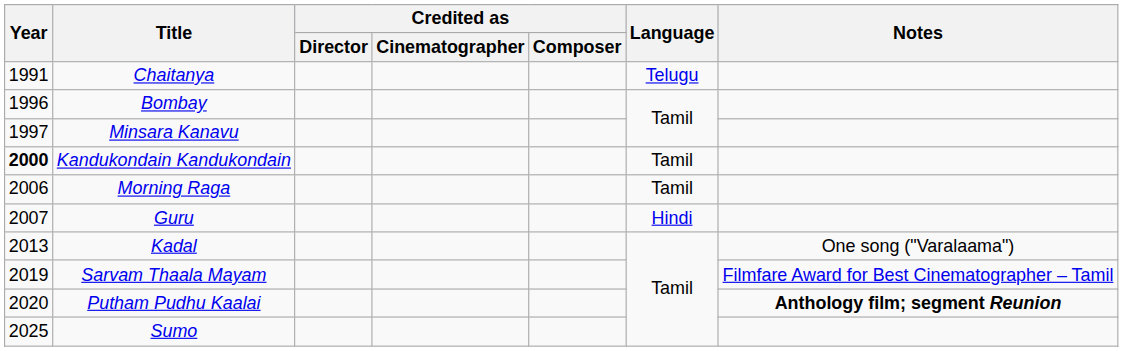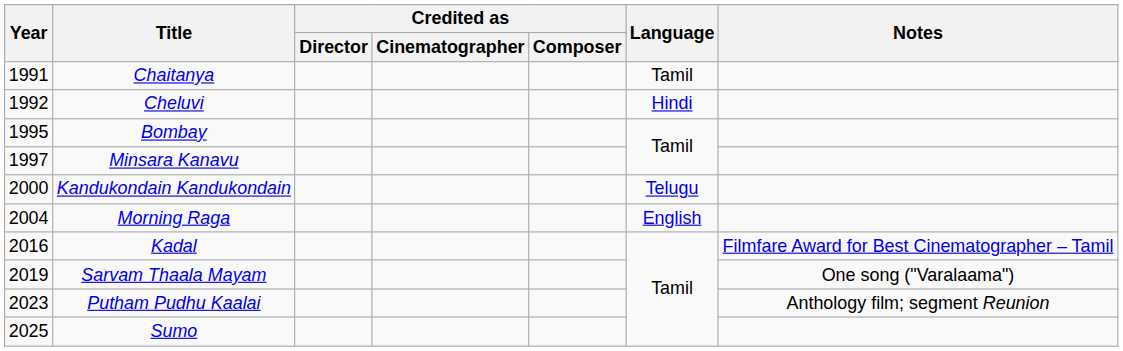(672, 75) Telugu -> (672, 75) Tamil
+ row: (174, 103)
(29, 103) 1996 -> (29, 132) 1995
(29, 160) bold -> (29, 189) normal
(672, 160) Tamil -> (672, 189) Telugu
(29, 189) 2006 -> (29, 217) 2004
(672, 189) Tamil -> (672, 217) English
- row: (174, 217)
(29, 246) 2013 -> (29, 246) 2016
(918, 246) One song ("Varalaama") -> (918, 246) Filmfare Award for Best Cinematographer – Tamil
(918, 274) Filmfare Award for Best Cinematographer – Tamil -> (918, 274) One song ("Varalaama")
(29, 302) 2020 -> (29, 302) 2023
(918, 302) bold -> (918, 302) normal
